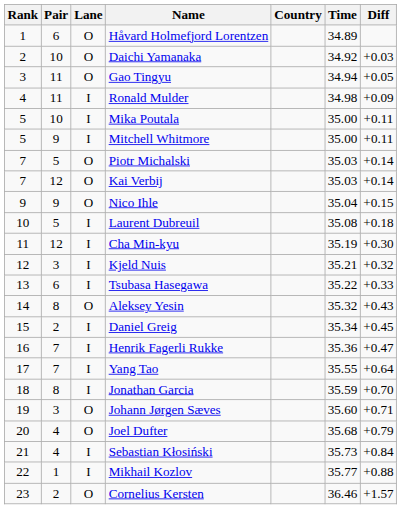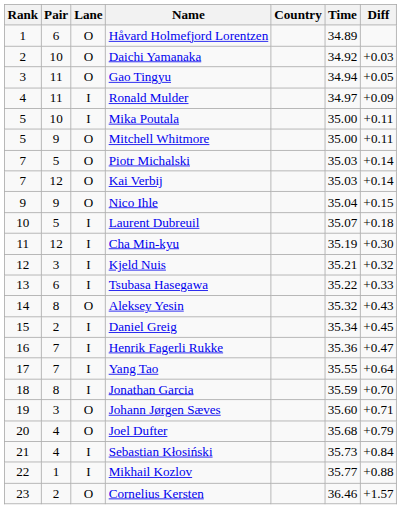(342, 98) 34.98 -> (342, 98) 34.97
(88, 139) I -> (88, 139) O
(342, 222) 35.08 -> (342, 222) 35.07
